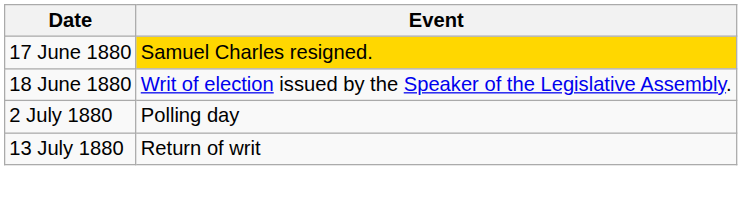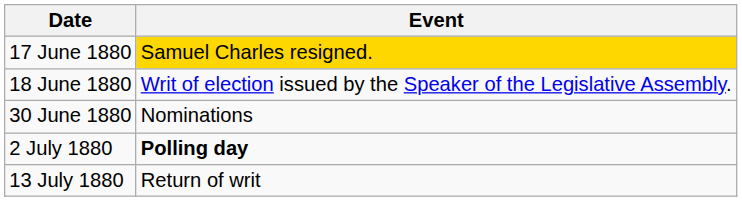+ row: (70, 116)
(190, 116) normal -> (195, 148) bold
